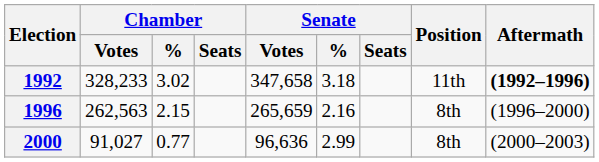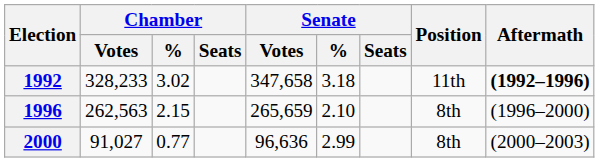(338, 111) 2.16 -> (338, 111) 2.10
